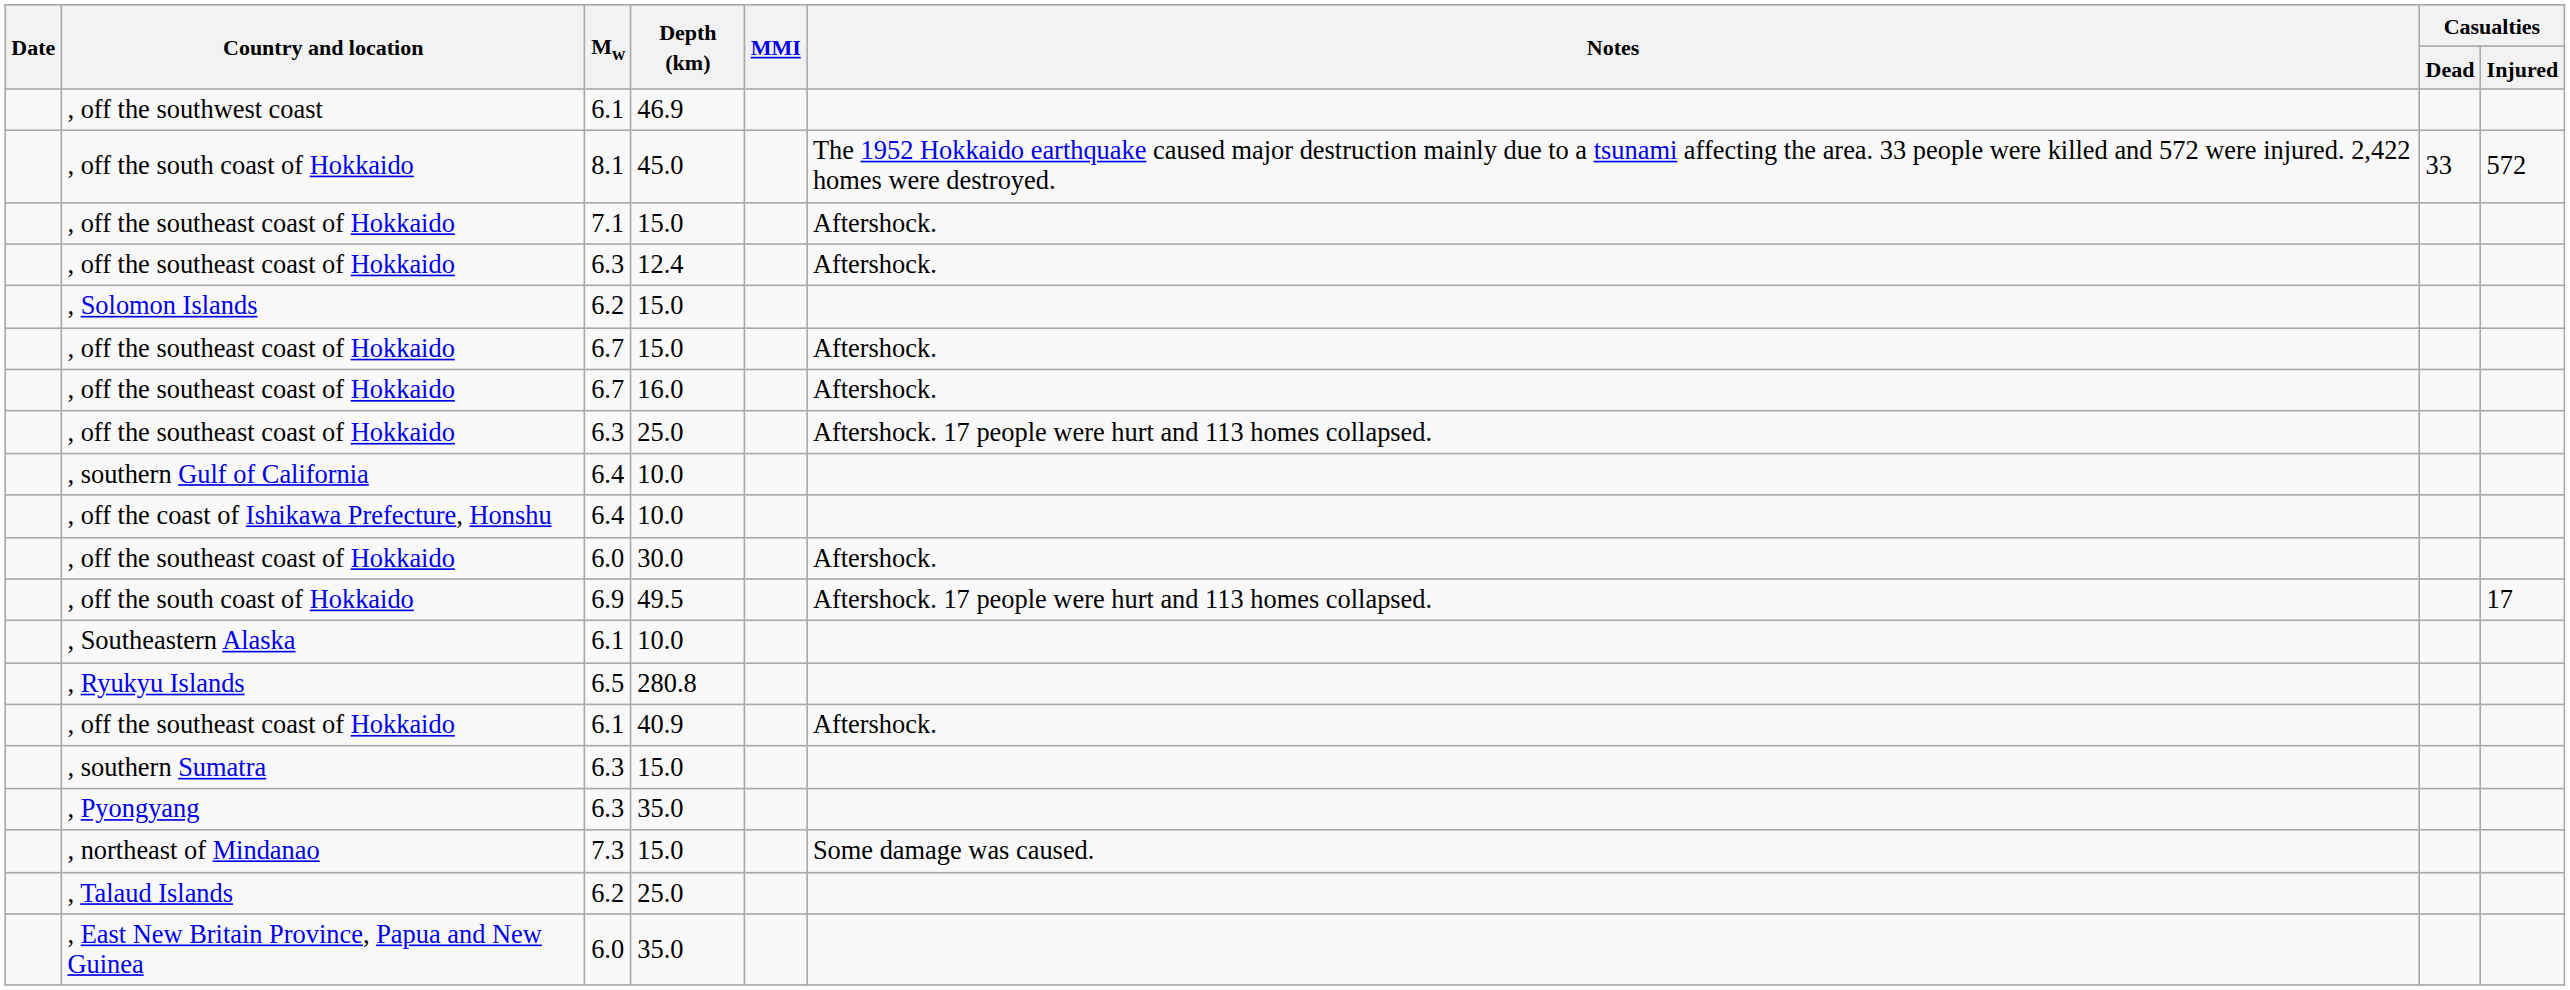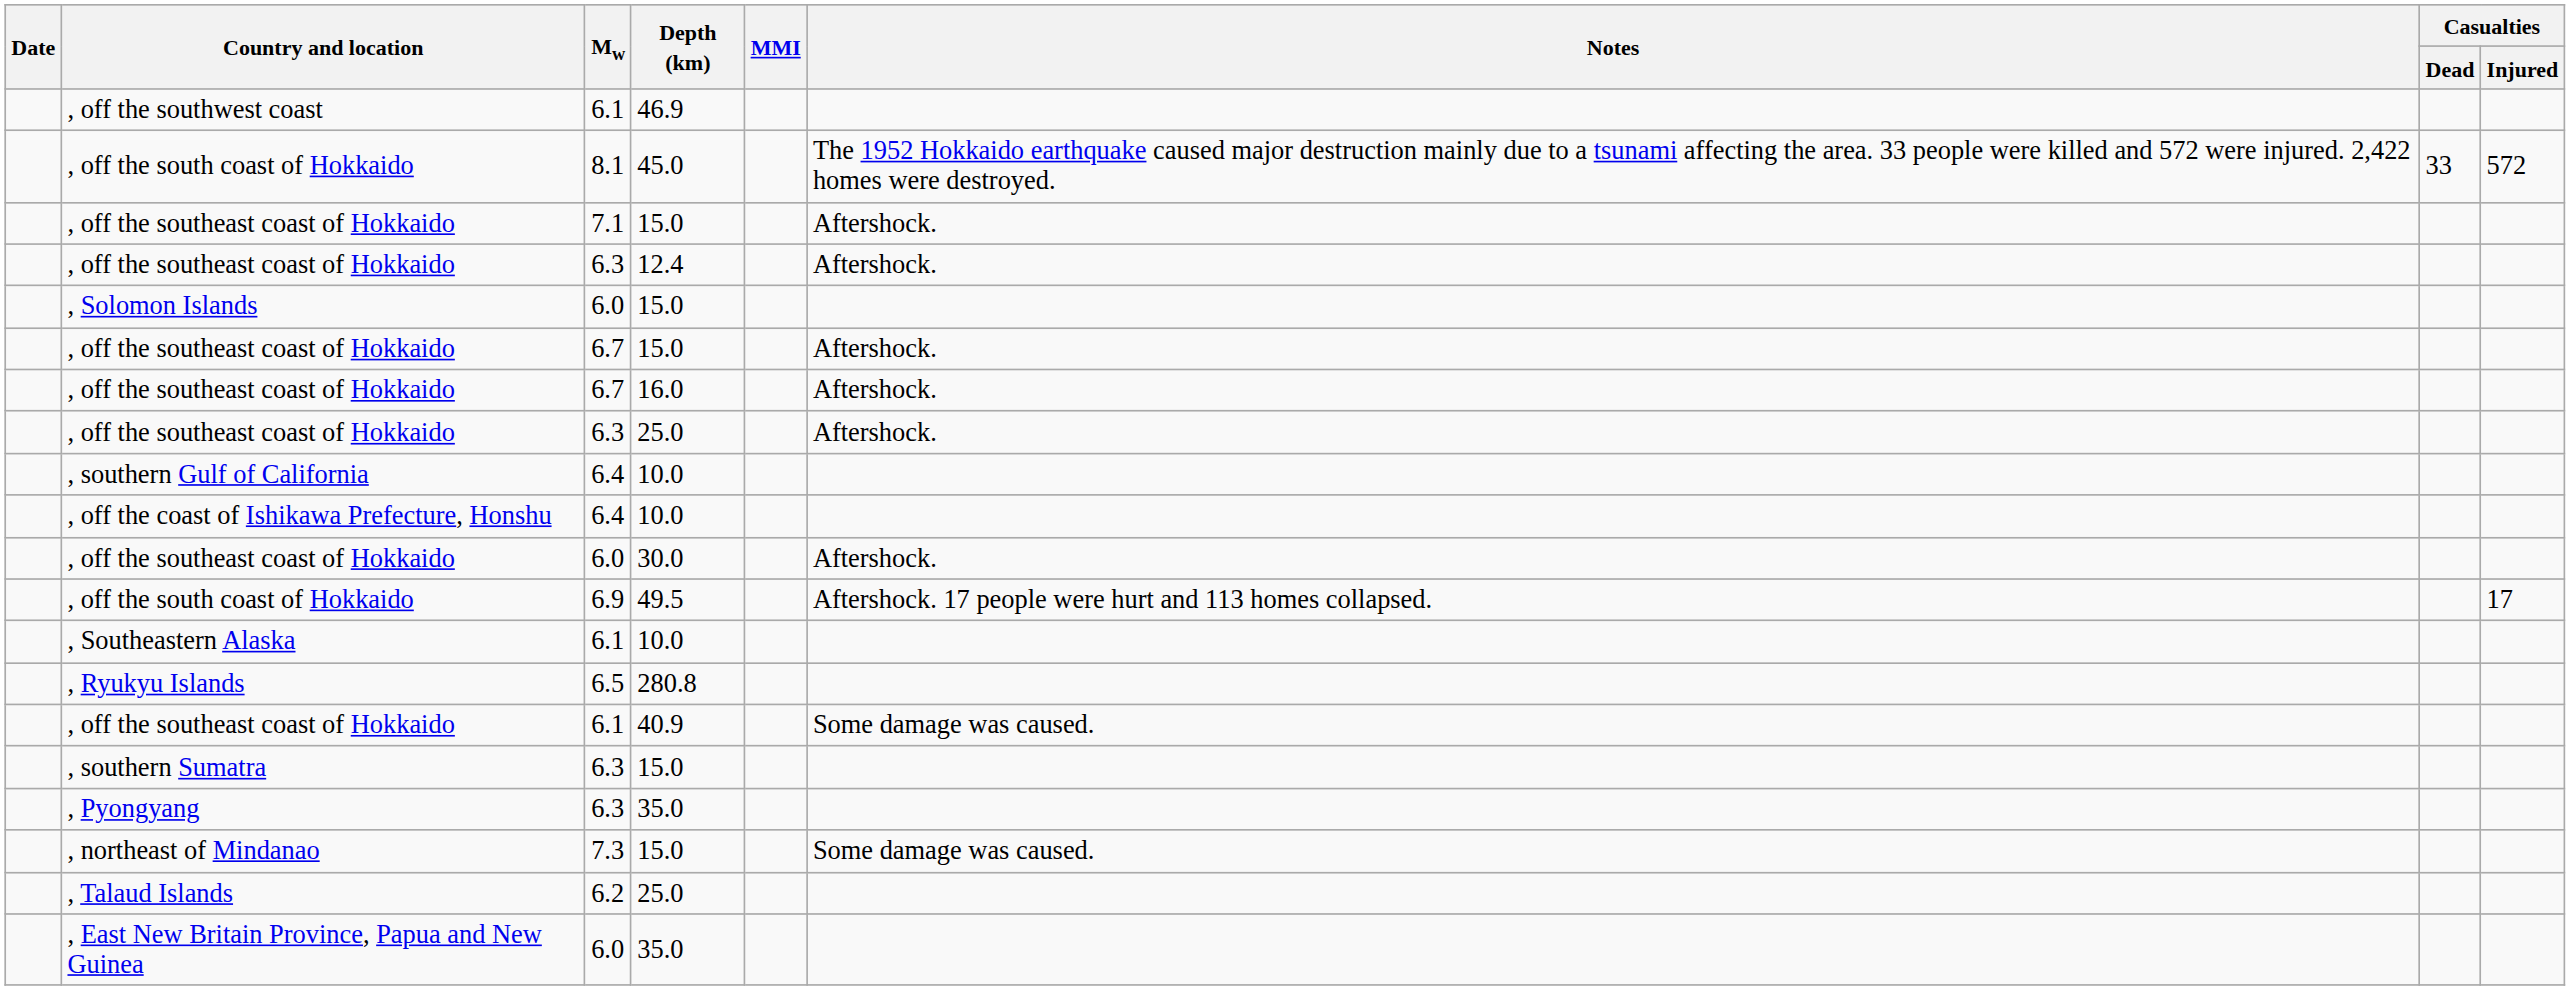(608, 306) 6.2 -> (608, 306) 6.0
(1123, 431) Aftershock. 17 people were hurt and 113 homes collapsed. -> (875, 431) Aftershock.
(875, 725) Aftershock. -> (954, 725) Some damage was caused.
